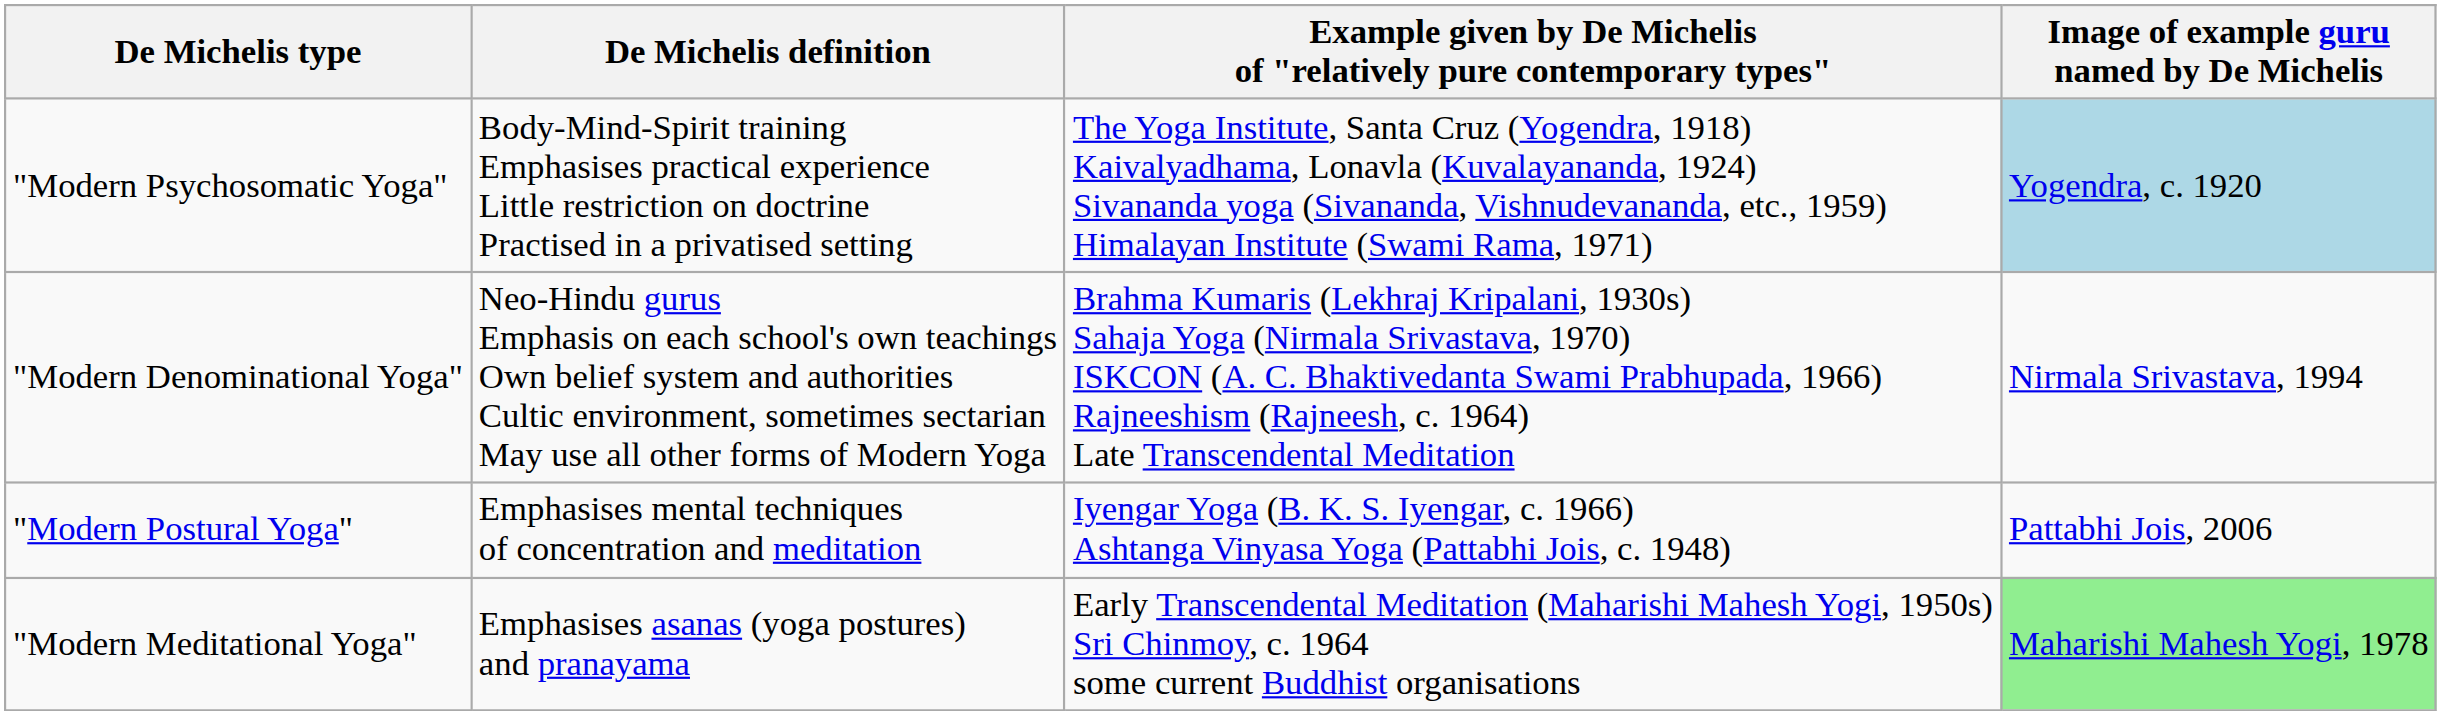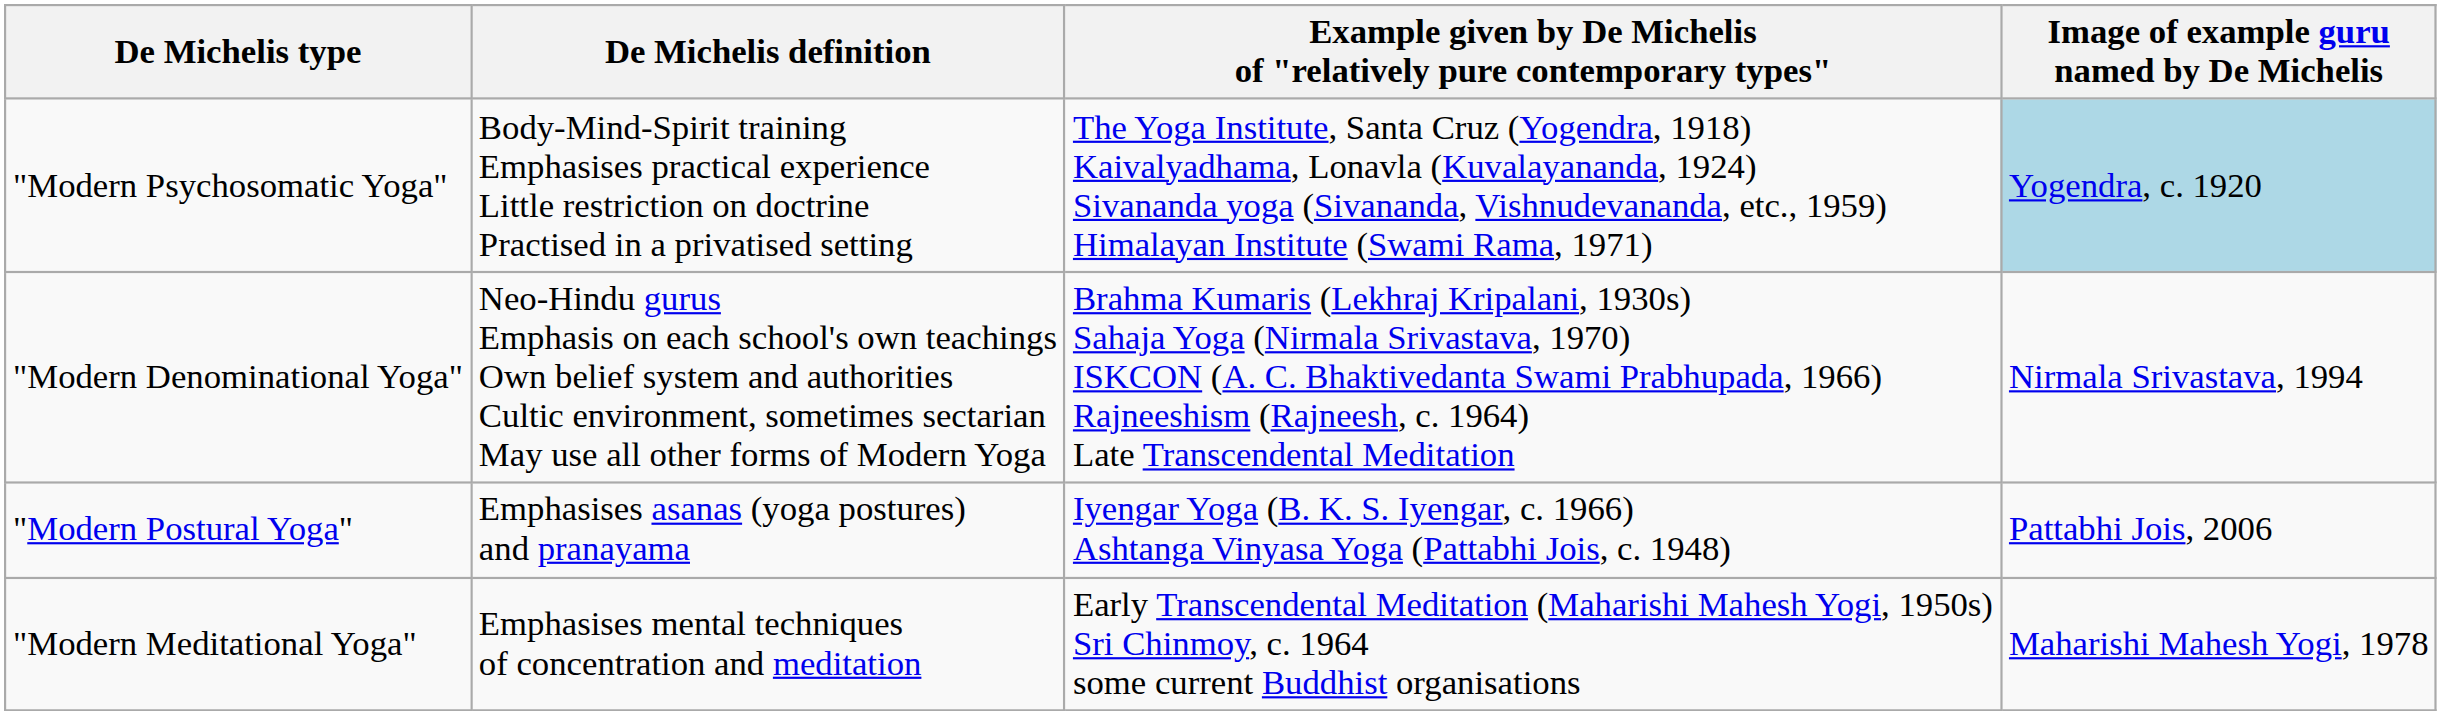(700, 529) Emphasises mental techniques of concentration and meditation -> (722, 529) Emphasises asanas (yoga postures) and pranayama
(722, 642) Emphasises asanas (yoga postures) and pranayama -> (700, 642) Emphasises mental techniques of concentration and meditation
(2219, 642) lightgreen background -> (2219, 642) no background
